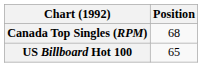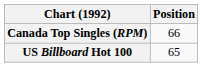(174, 33) 68 -> (174, 33) 66
